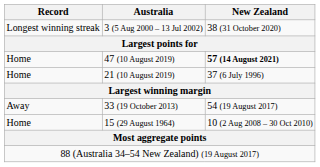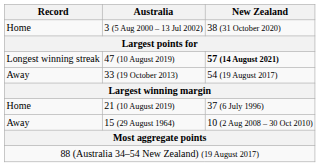(53, 28) Longest winning streak -> (19, 28) Home
(19, 59) Home -> (53, 59) Longest winning streak
rows swapped: (141, 106) <-> (139, 75)
(19, 122) Home -> (18, 122) Away
